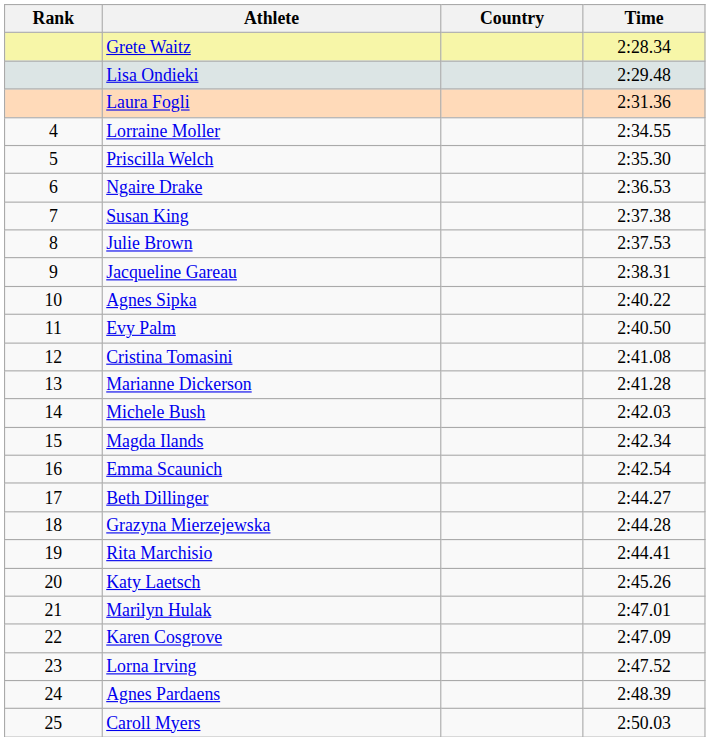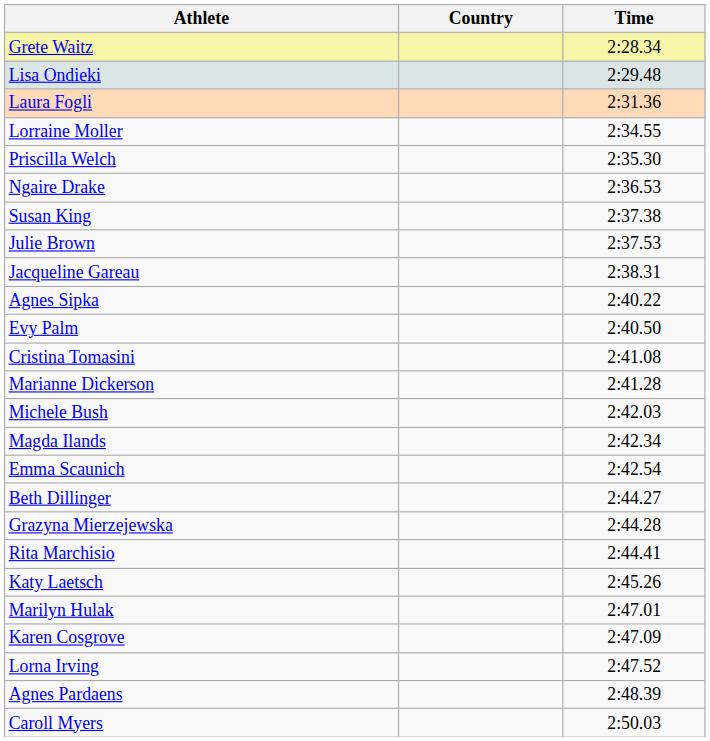- column: (53, 18)
